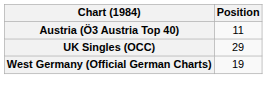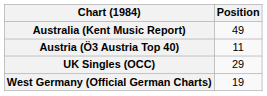+ row: (109, 30)
